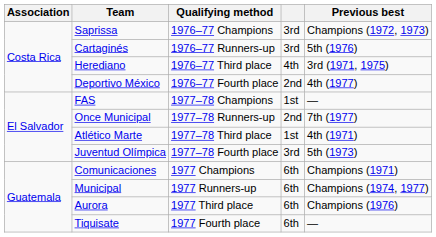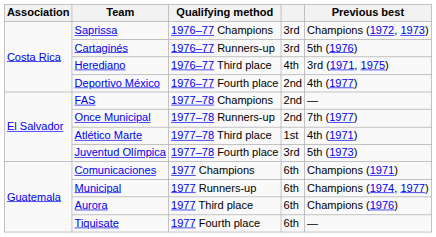(291, 100) 1st -> (293, 100) 2nd
